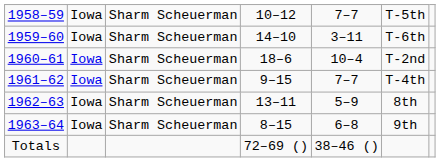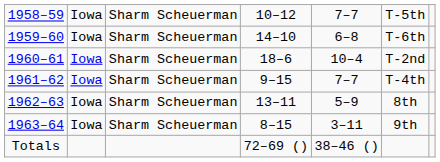(347, 37) 3–11 -> (347, 37) 6–8
(347, 125) 6–8 -> (347, 125) 3–11
